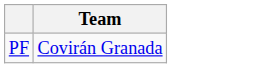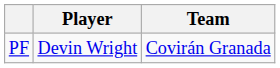+ column: (87, 18)
